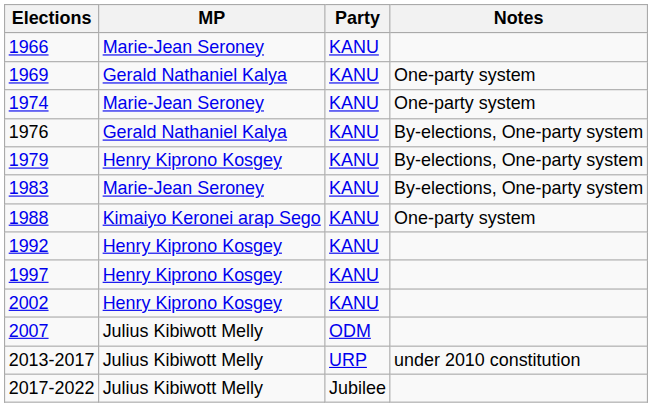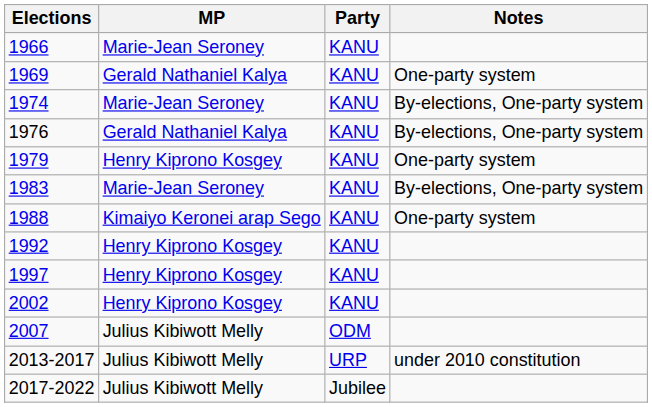(465, 103) One-party system -> (519, 103) By-elections, One-party system
(519, 160) By-elections, One-party system -> (465, 160) One-party system
